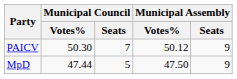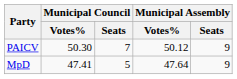(80, 64) 47.44 -> (80, 64) 47.41
(176, 64) 47.50 -> (176, 64) 47.64
